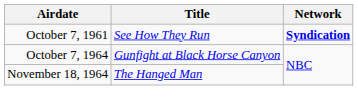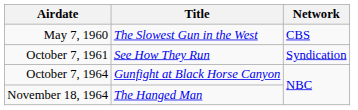+ row: (76, 34)
(318, 34) bold -> (316, 54) normal
